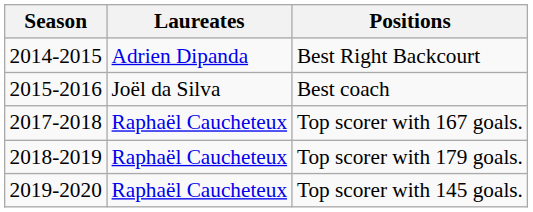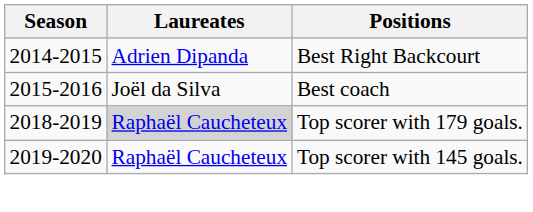- row: (410, 122)
(199, 156) no background -> (199, 122) lightgrey background
